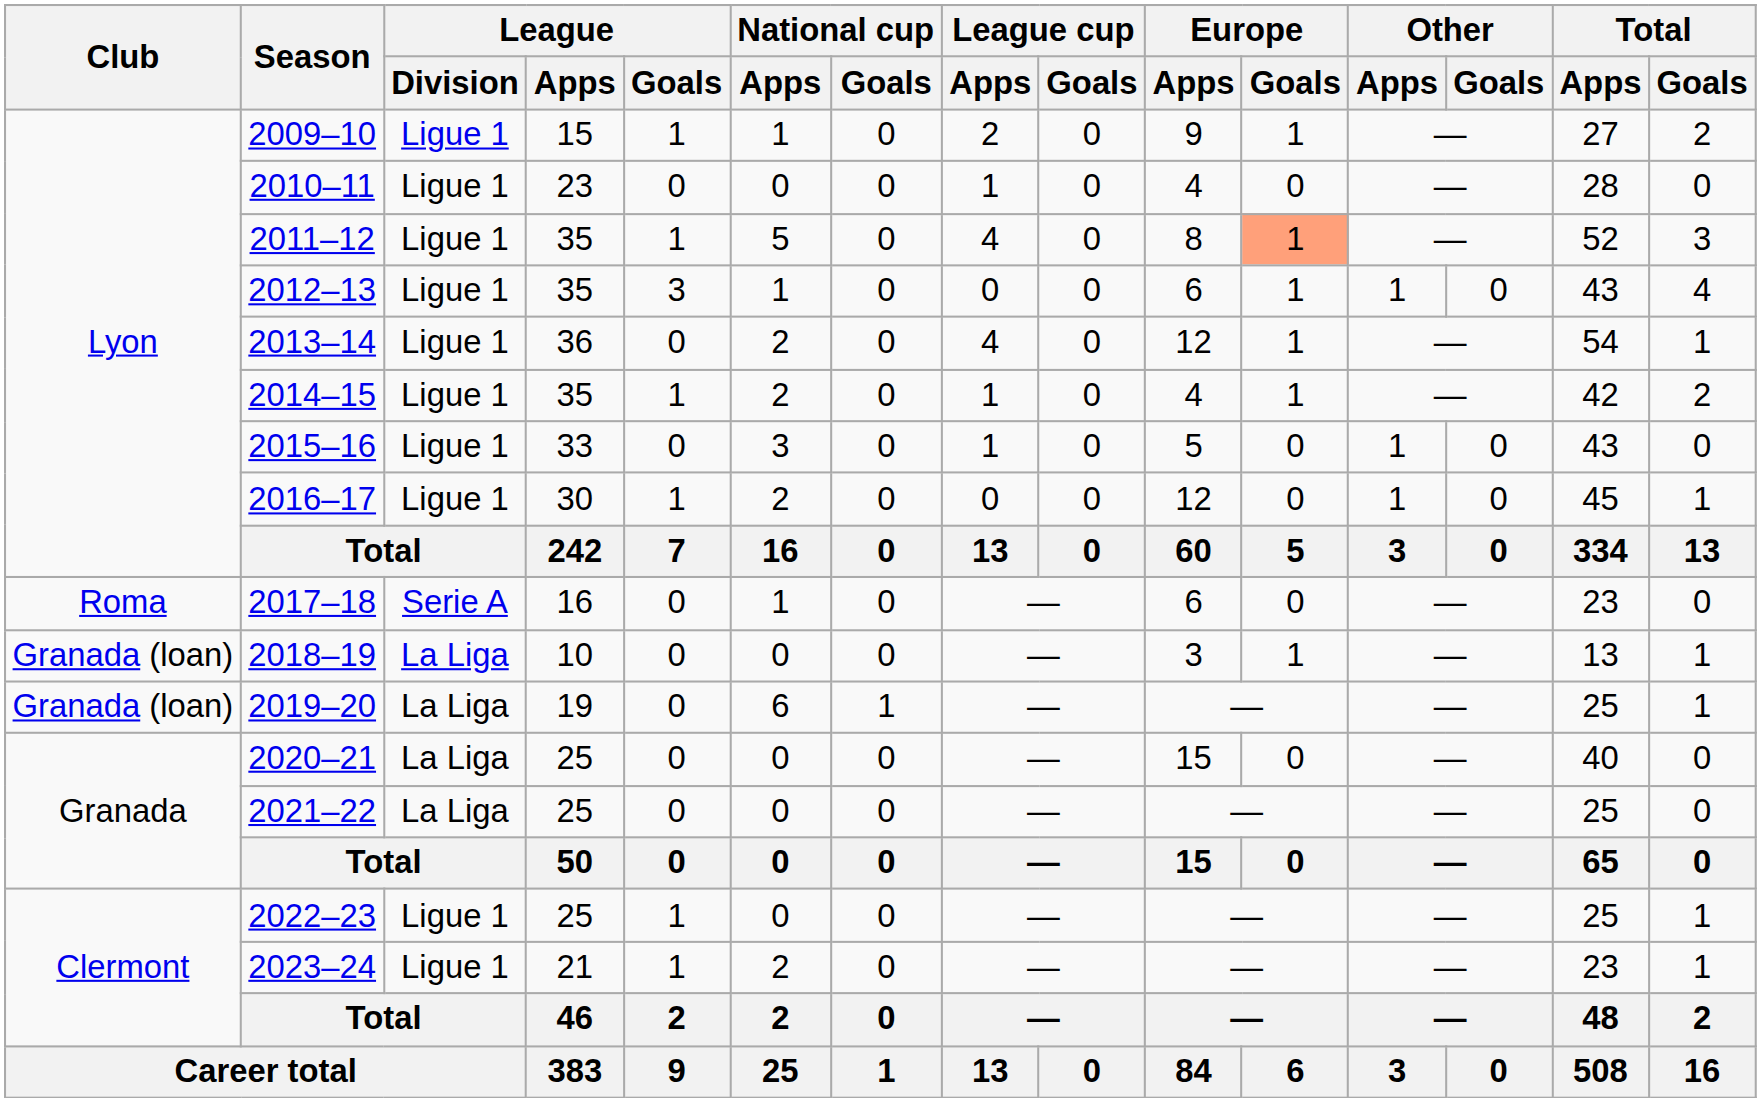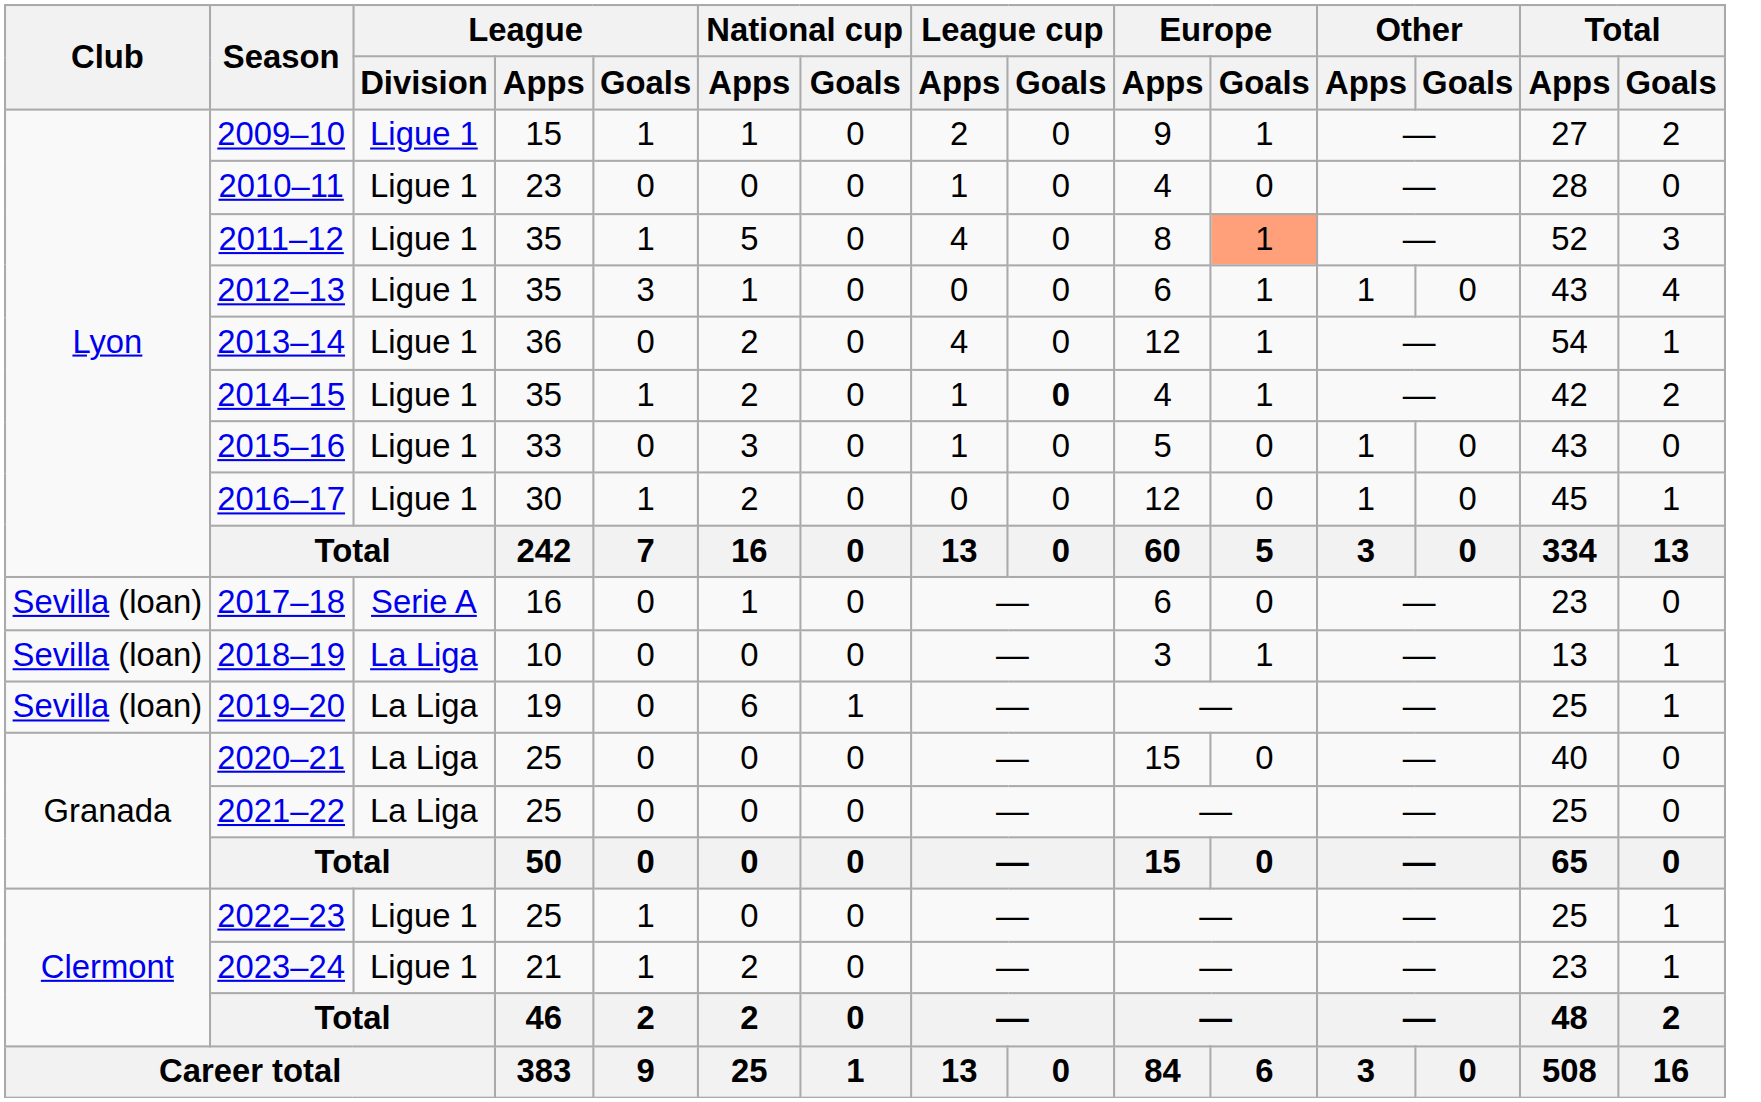(1092, 394) normal -> (1061, 394) bold
(123, 602) Roma -> (107, 602) Sevilla (loan)
(123, 654) Granada (loan) -> (107, 654) Sevilla (loan)
(123, 706) Granada (loan) -> (107, 706) Sevilla (loan)
